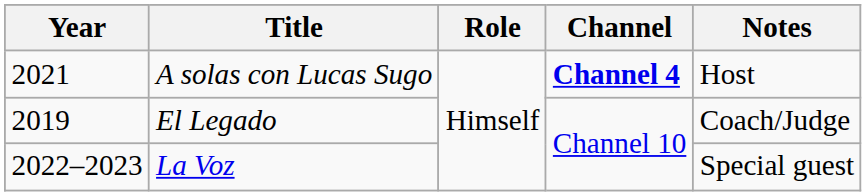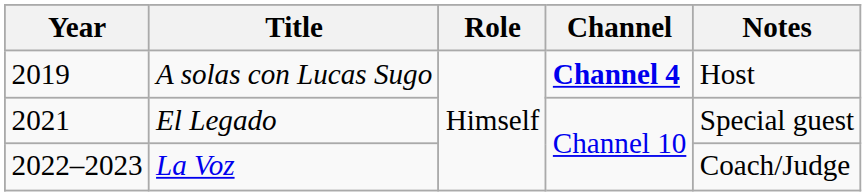(41, 73) 2021 -> (41, 73) 2019
(41, 119) 2019 -> (41, 119) 2021
(775, 119) Coach/Judge -> (777, 119) Special guest
(777, 166) Special guest -> (775, 166) Coach/Judge
